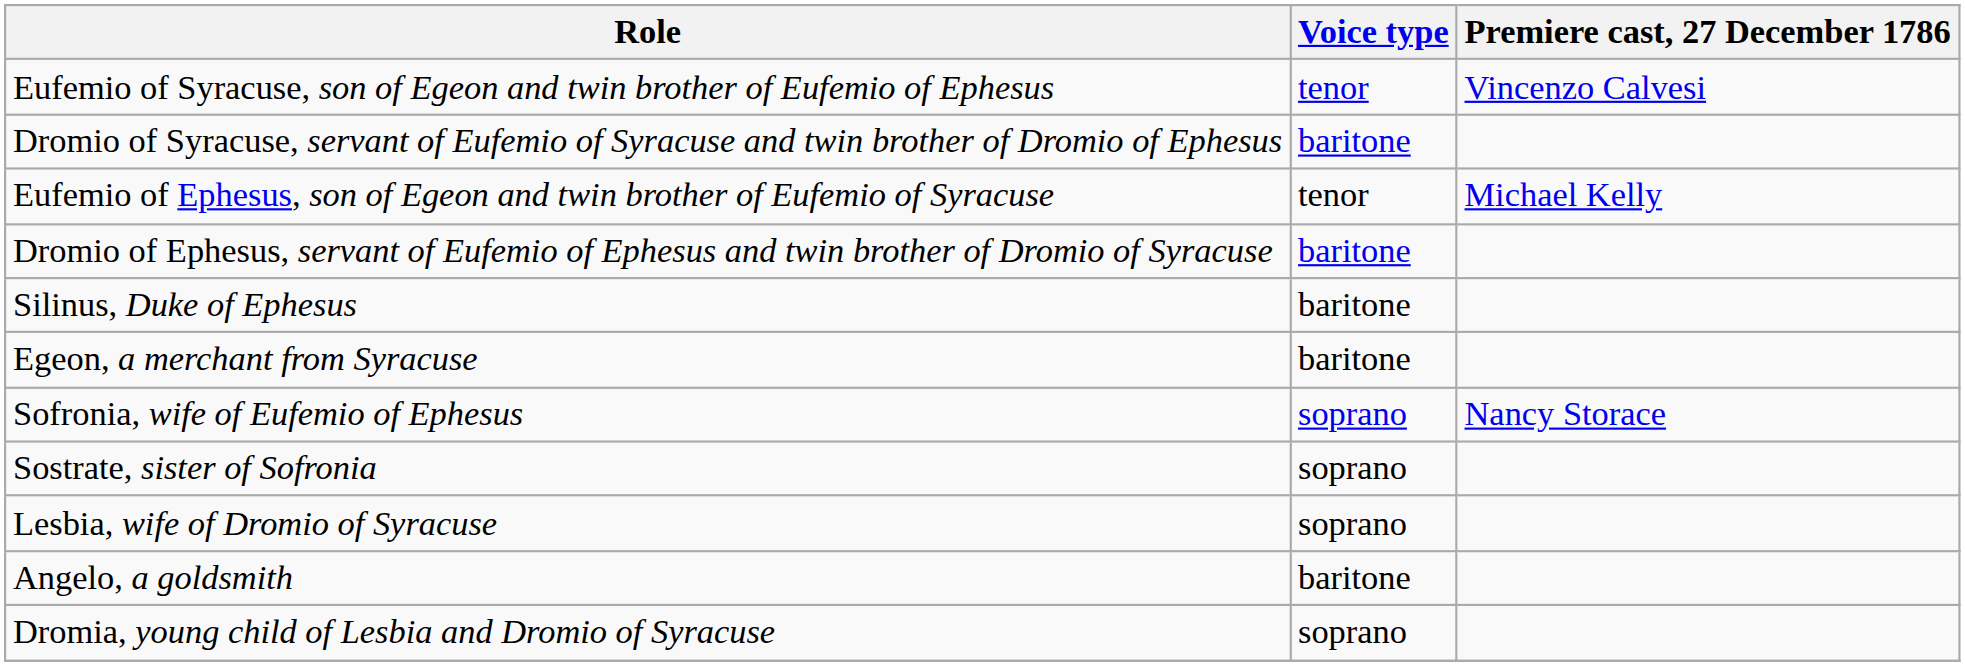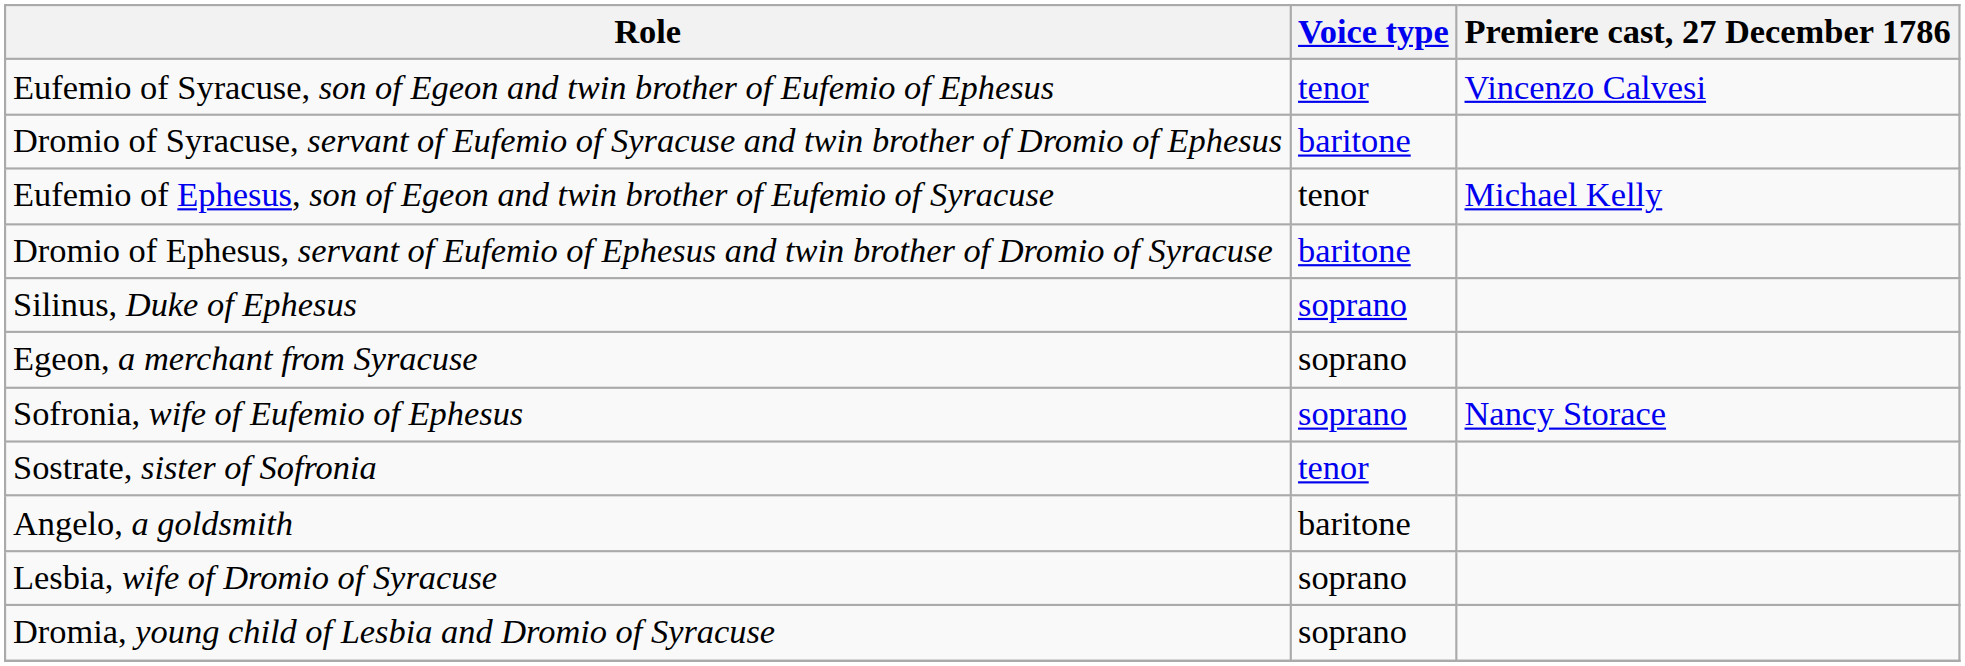(1354, 304) baritone -> (1352, 304) soprano
(1354, 359) baritone -> (1352, 359) soprano
(1352, 468) soprano -> (1333, 468) tenor
rows swapped: (153, 577) <-> (255, 522)
